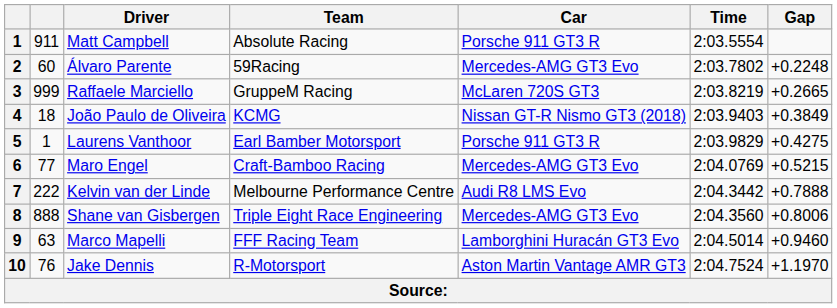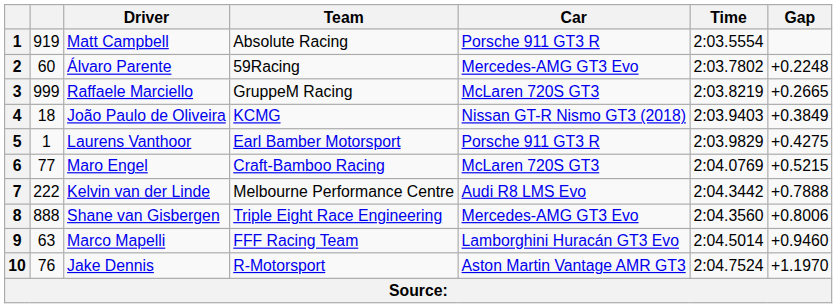(46, 41) 911 -> (46, 41) 919
(550, 166) Mercedes-AMG GT3 Evo -> (530, 166) McLaren 720S GT3
